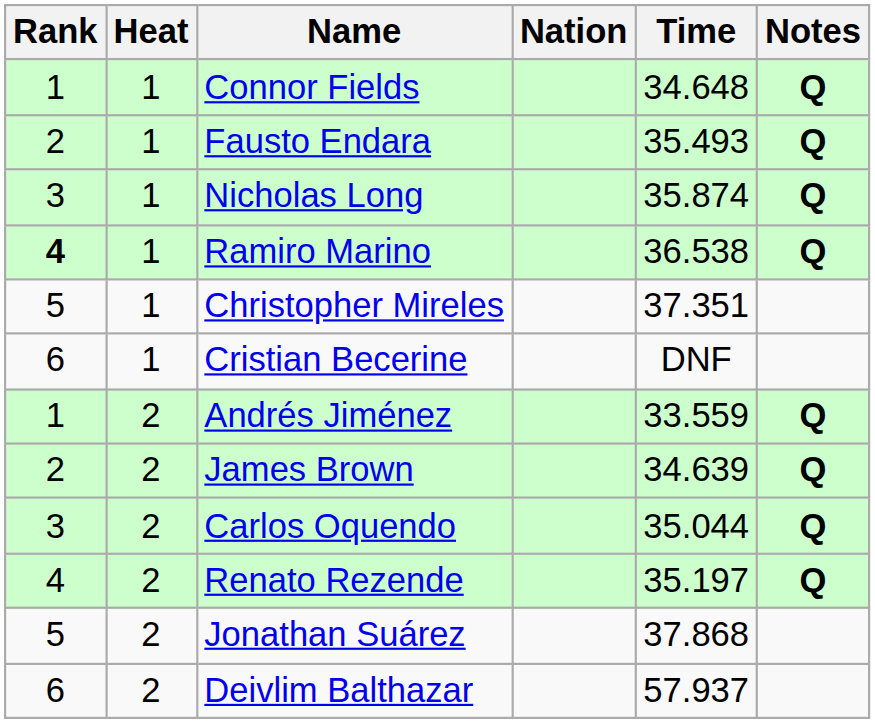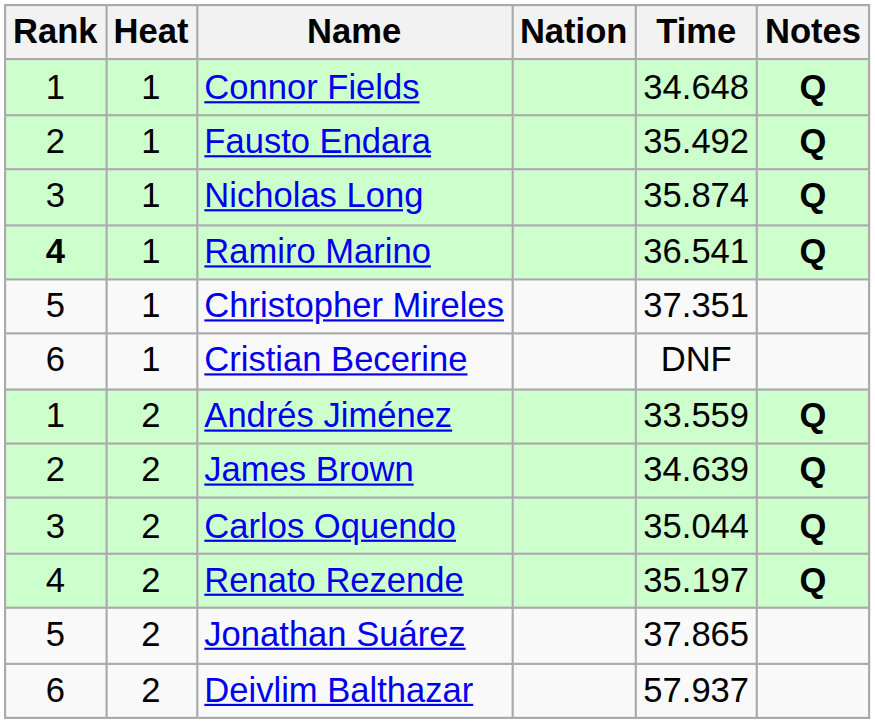(696, 141) 35.493 -> (696, 141) 35.492
(696, 251) 36.538 -> (696, 251) 36.541
(696, 634) 37.868 -> (696, 634) 37.865
